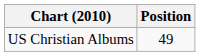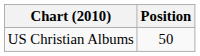(166, 39) 49 -> (166, 39) 50
